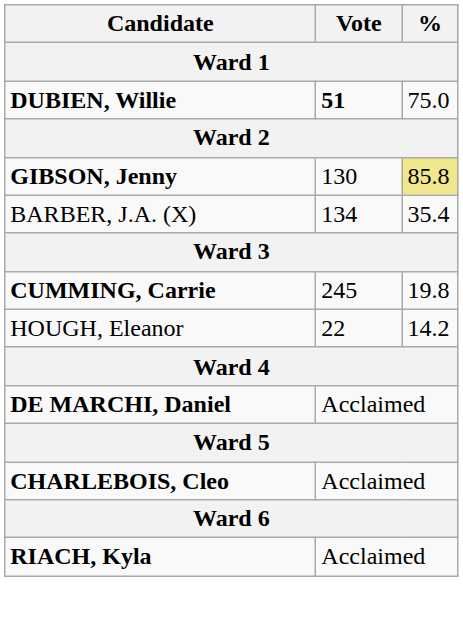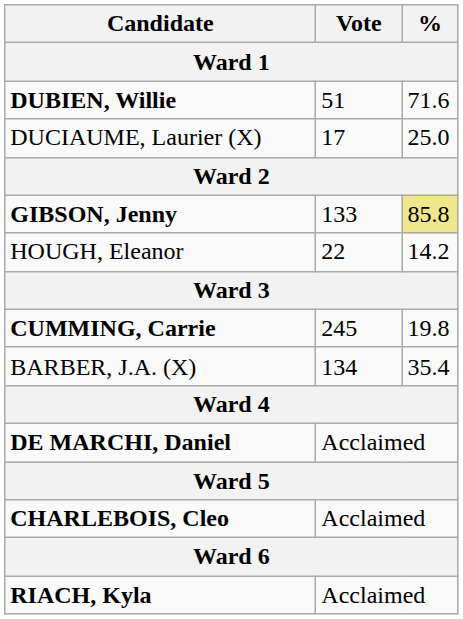(333, 99) bold -> (333, 99) normal
(428, 99) 75.0 -> (428, 99) 71.6
+ row: (136, 137)
(339, 175) 130 -> (339, 213) 133
rows swapped: (97, 328) <-> (103, 213)
